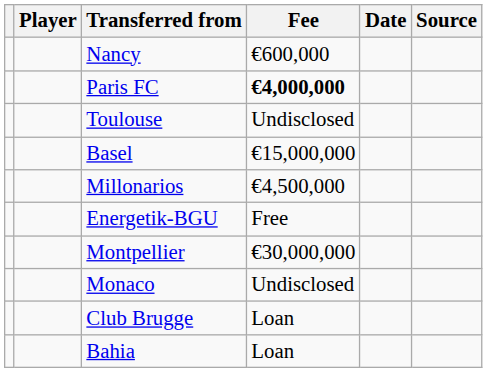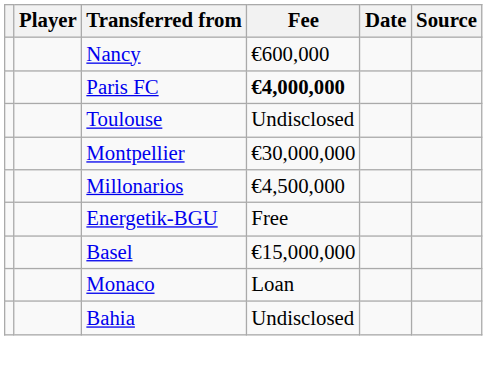rows swapped: (109, 152) <-> (135, 251)
(303, 284) Undisclosed -> (273, 284) Loan
- row: (140, 317)
(273, 350) Loan -> (303, 317) Undisclosed
